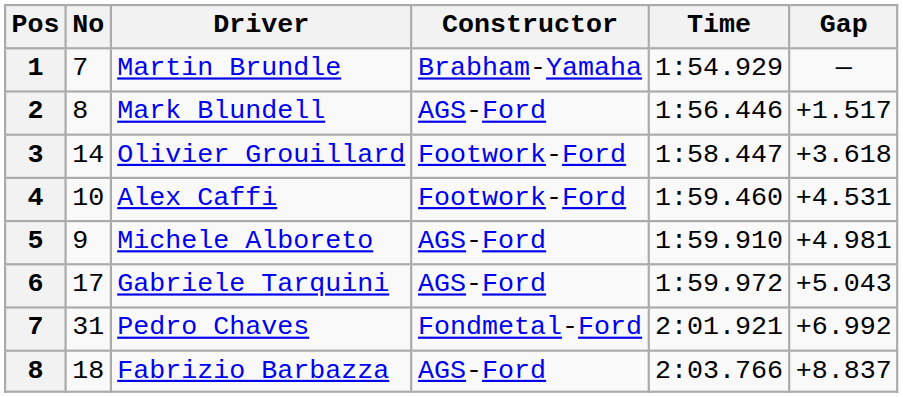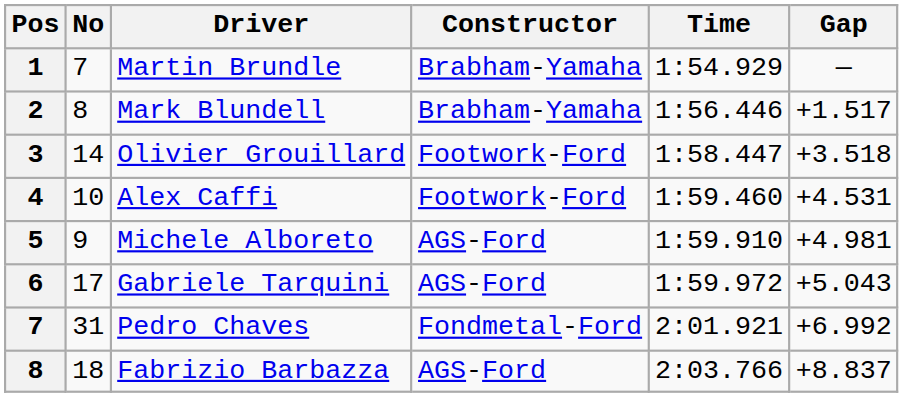(482, 113) AGS-Ford -> (530, 113) Brabham-Yamaha
(844, 156) +3.618 -> (844, 156) +3.518
